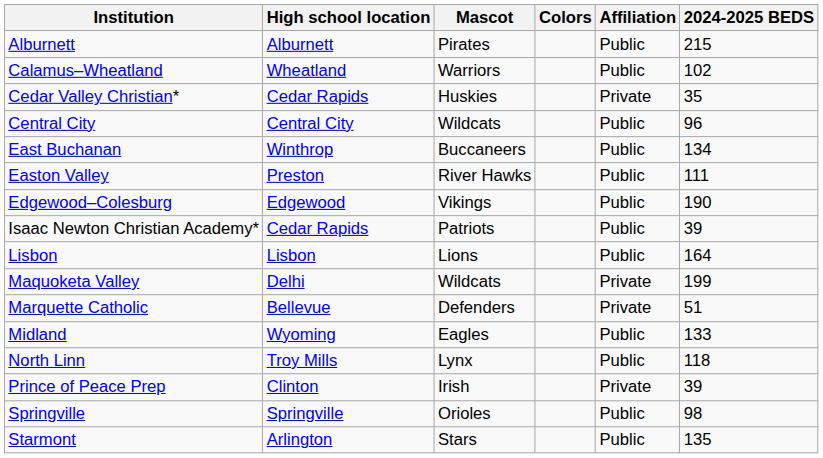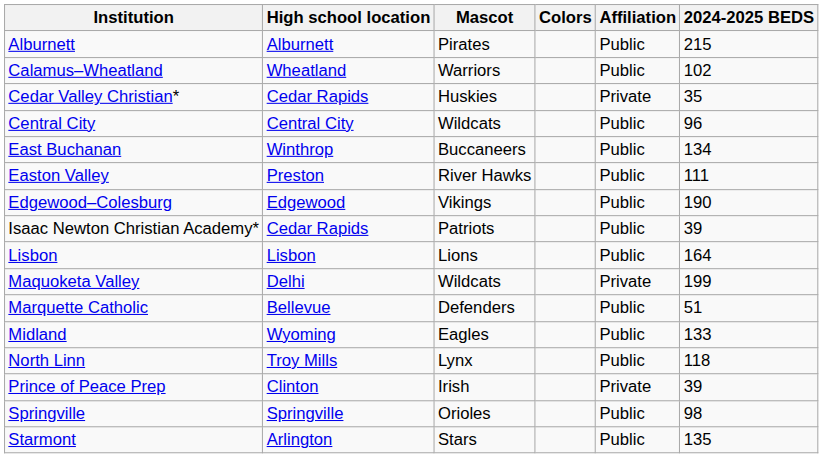(625, 307) Private -> (622, 307) Public
